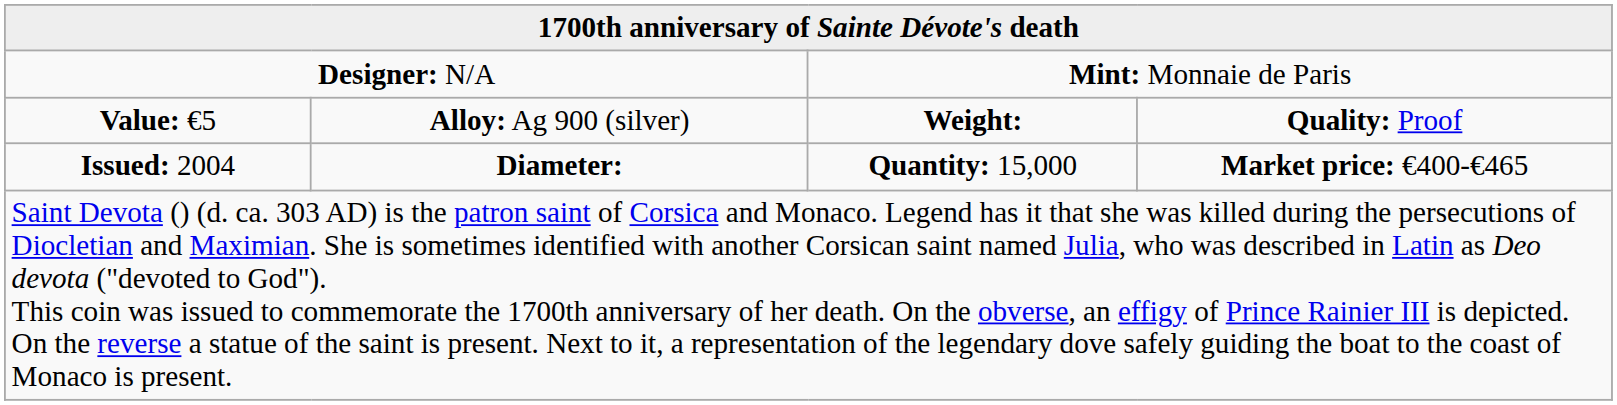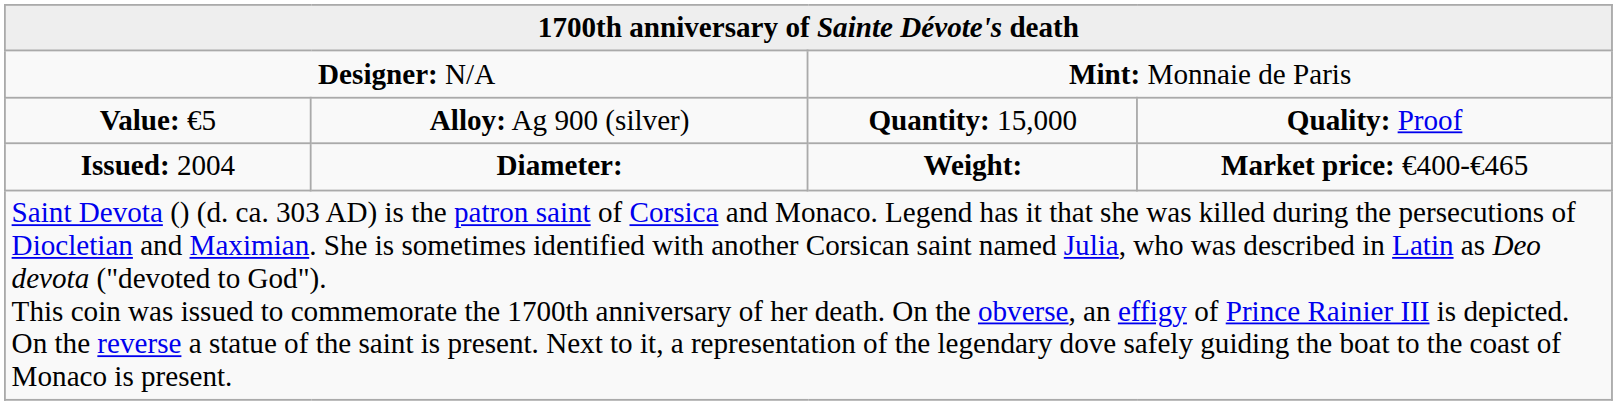(973, 119) Weight: -> (973, 119) Quantity: 15,000
(973, 166) Quantity: 15,000 -> (973, 166) Weight:
